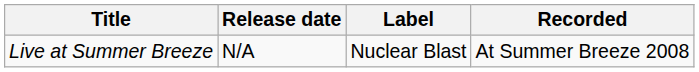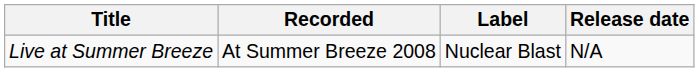columns swapped: (282, 19) <-> (582, 19)
